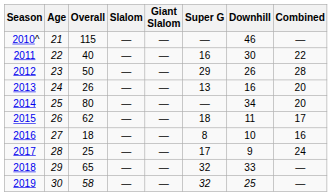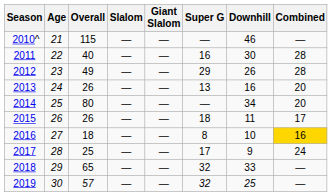(300, 55) 22 -> (300, 55) 28
(88, 71) 50 -> (88, 71) 49
(88, 119) 62 -> (88, 119) 26
(300, 135) no background -> (300, 135) gold background
(88, 183) 58 -> (88, 183) 57
